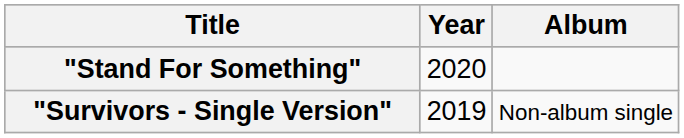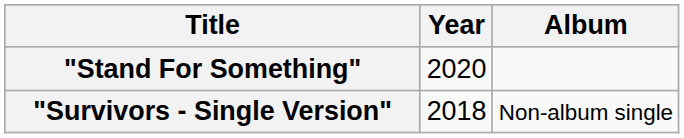(457, 111) 2019 -> (457, 111) 2018
